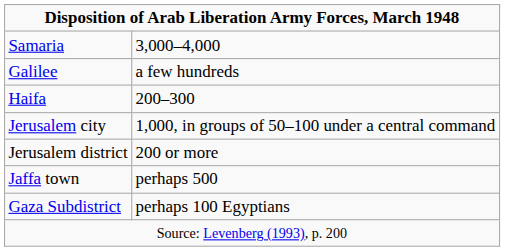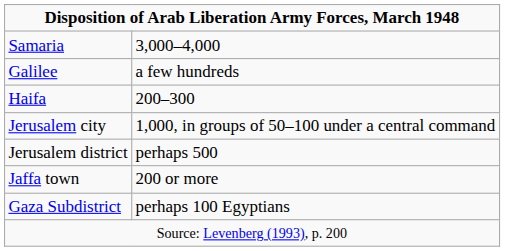(177, 152) 200 or more -> (177, 152) perhaps 500
(177, 179) perhaps 500 -> (177, 179) 200 or more
